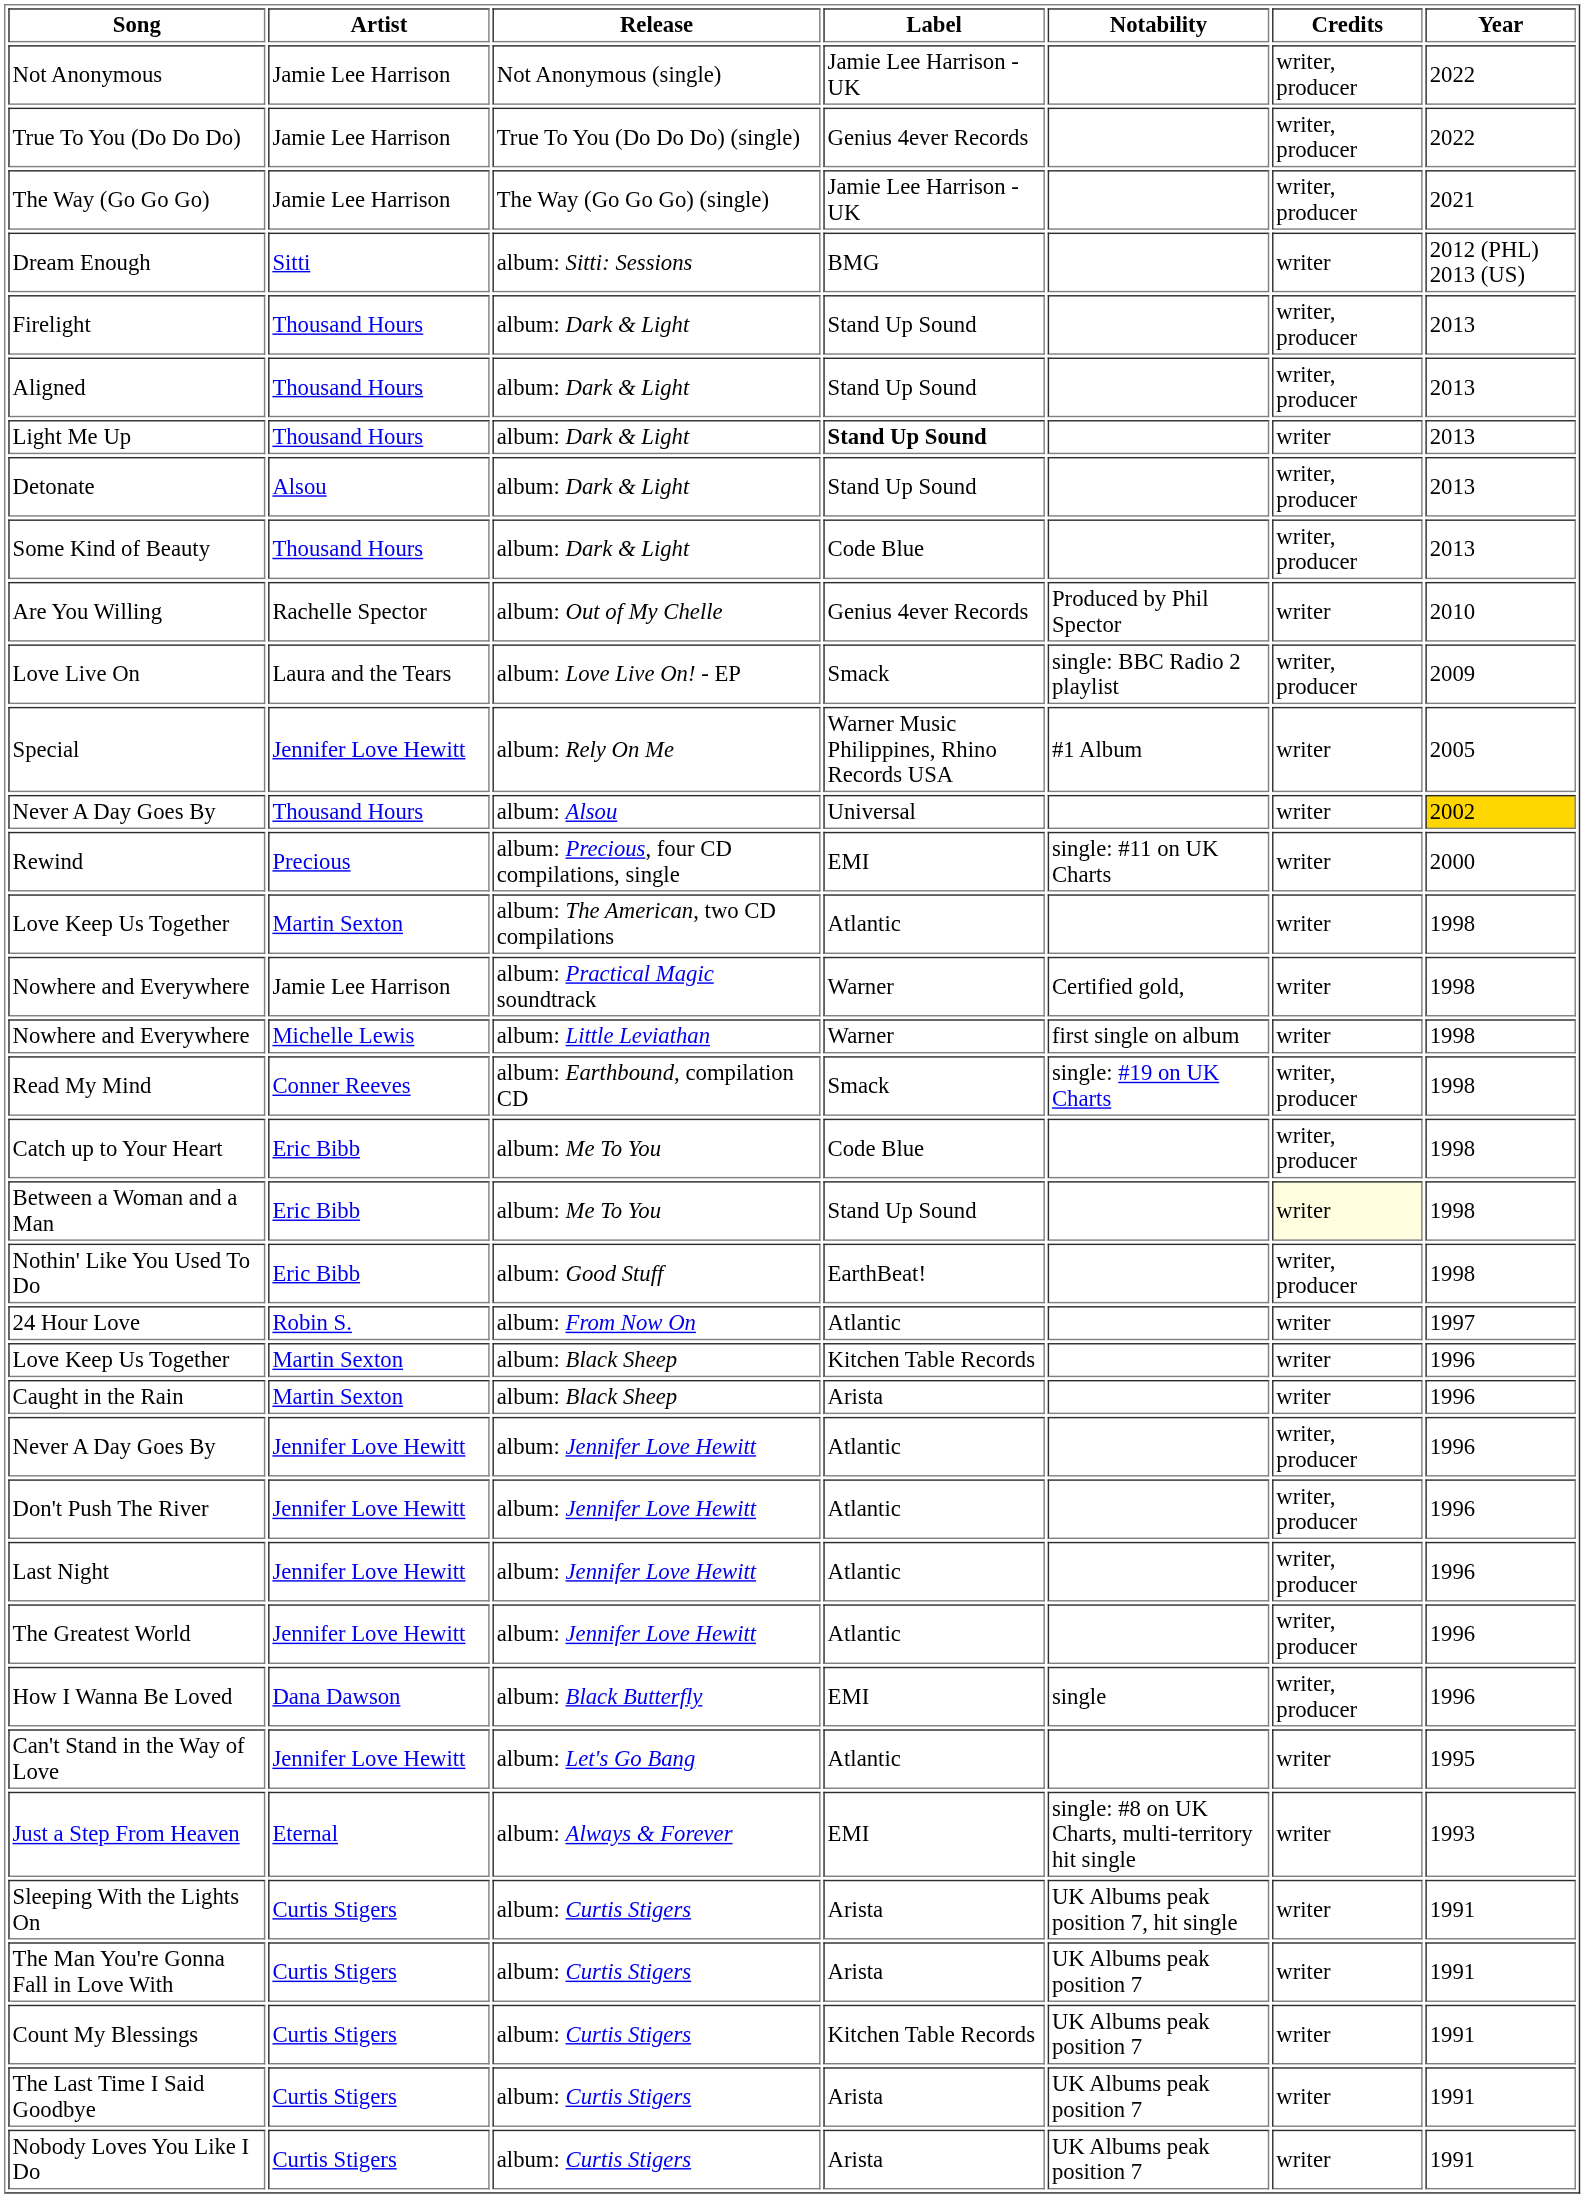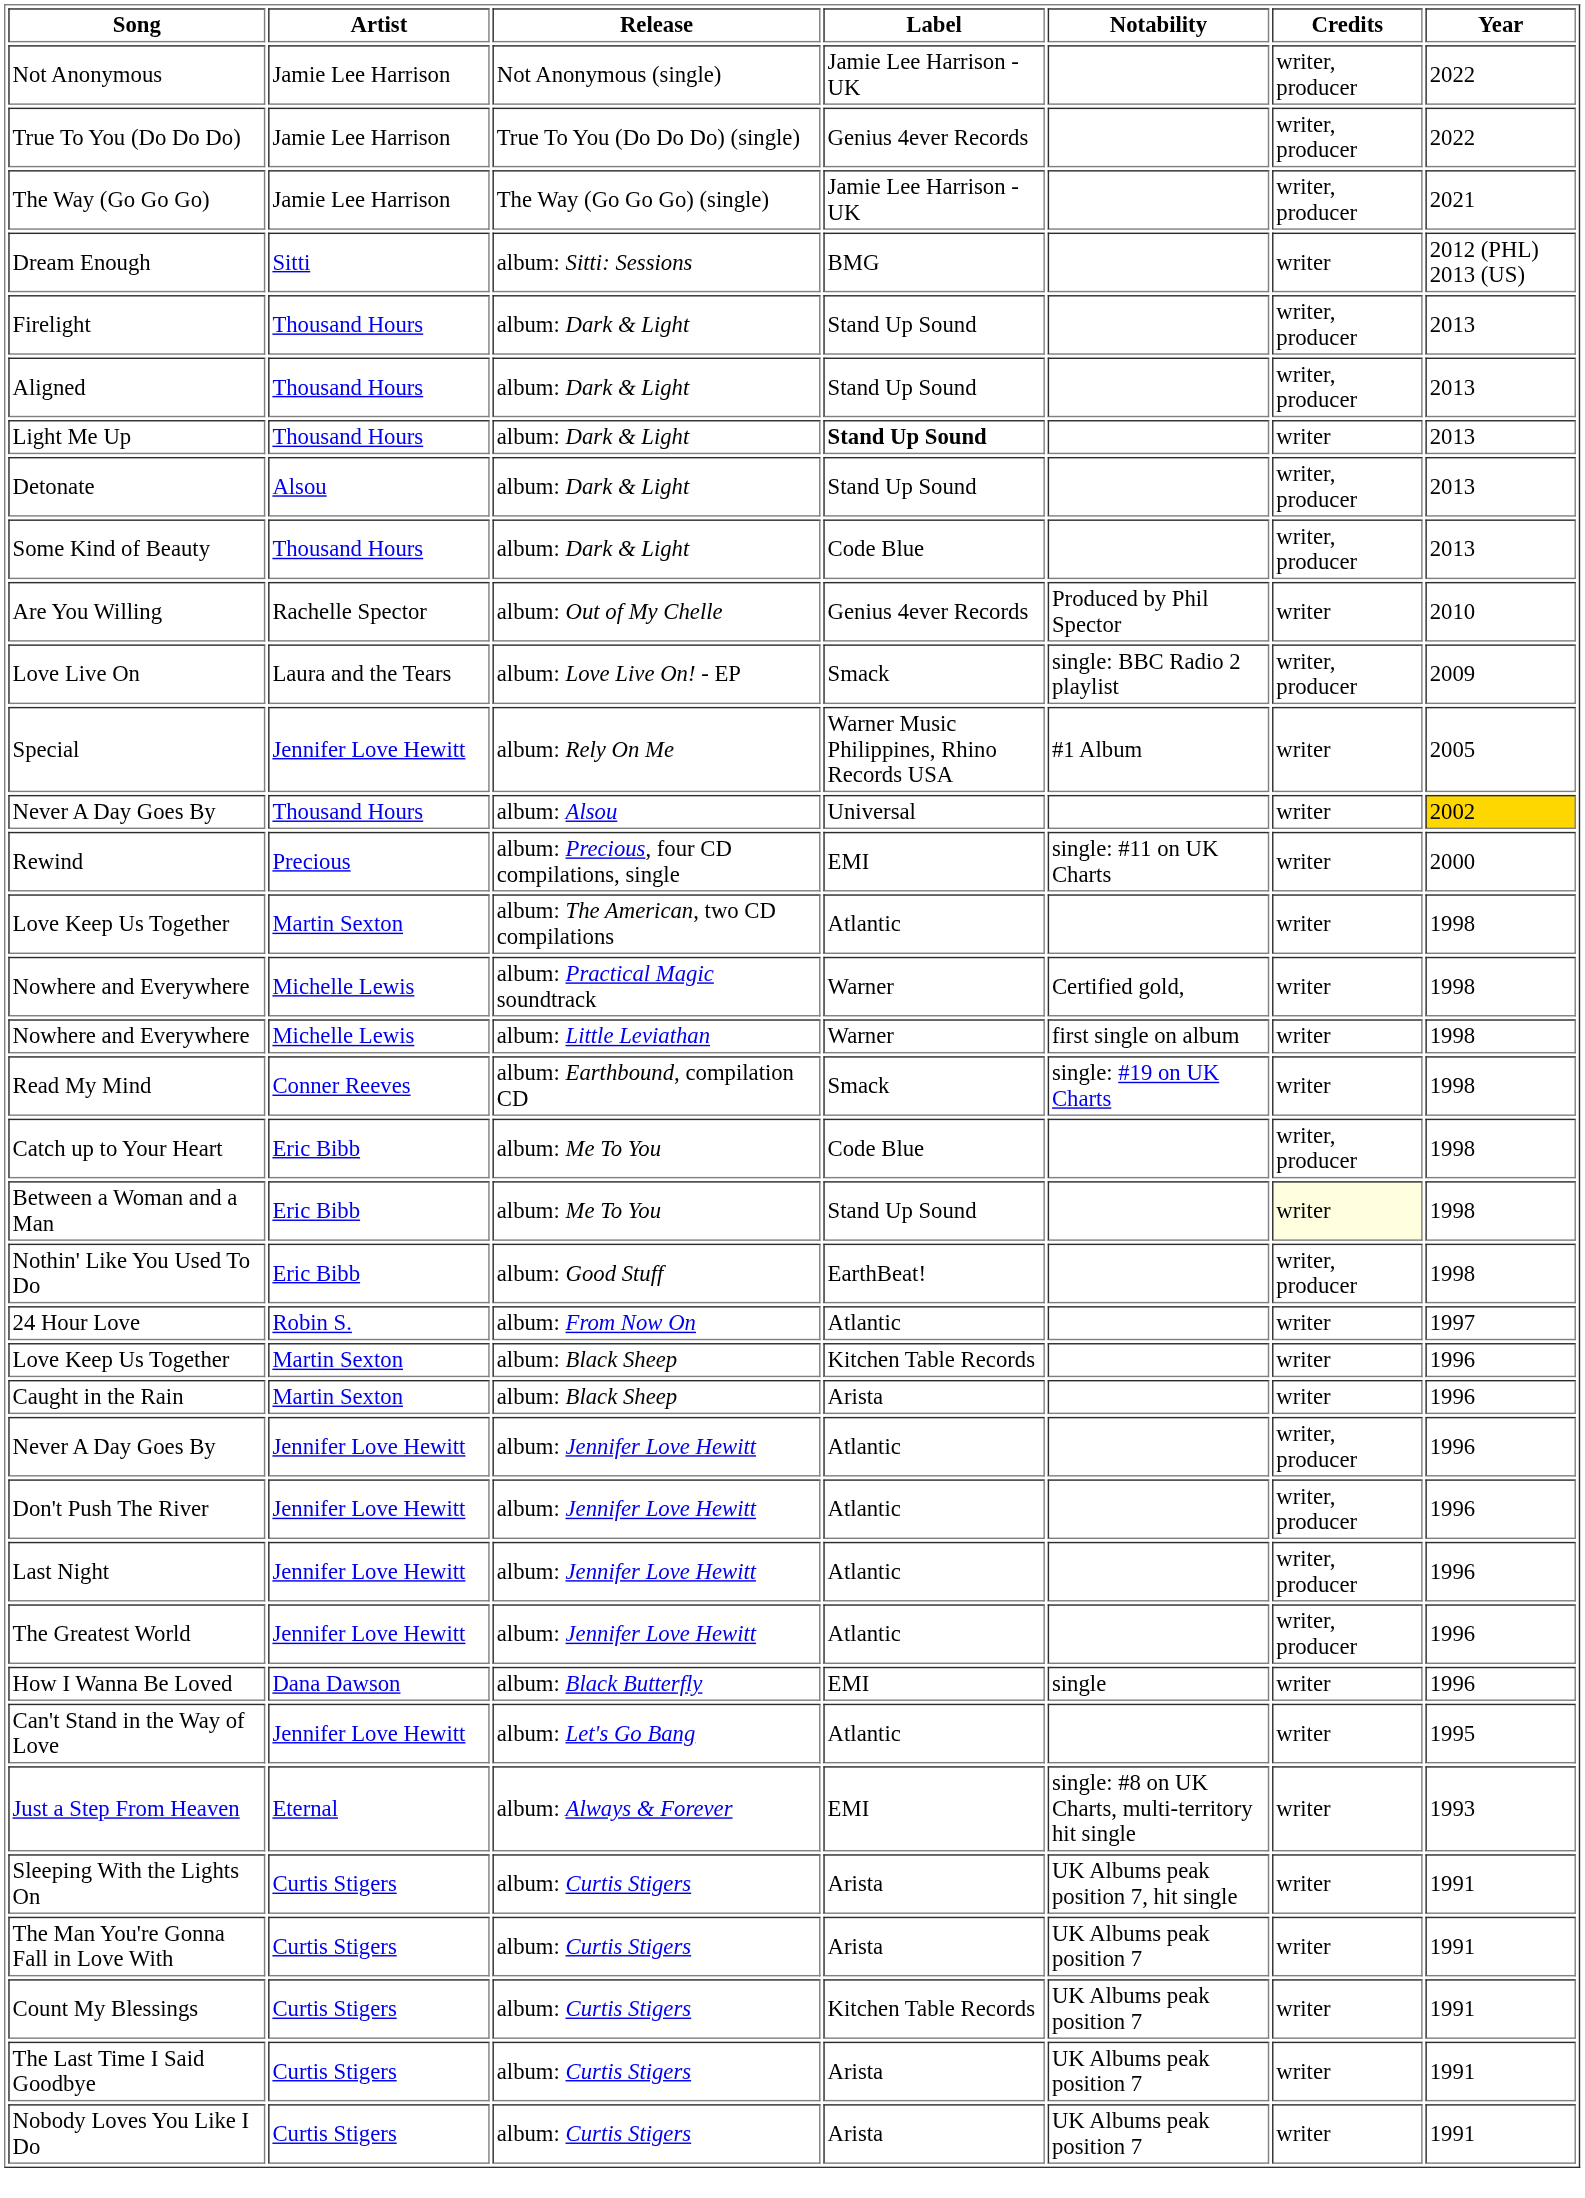(361, 986) Jamie Lee Harrison -> (343, 986) Michelle Lewis
(1317, 1085) writer, producer -> (1303, 1085) writer
(1317, 1696) writer, producer -> (1303, 1683) writer
